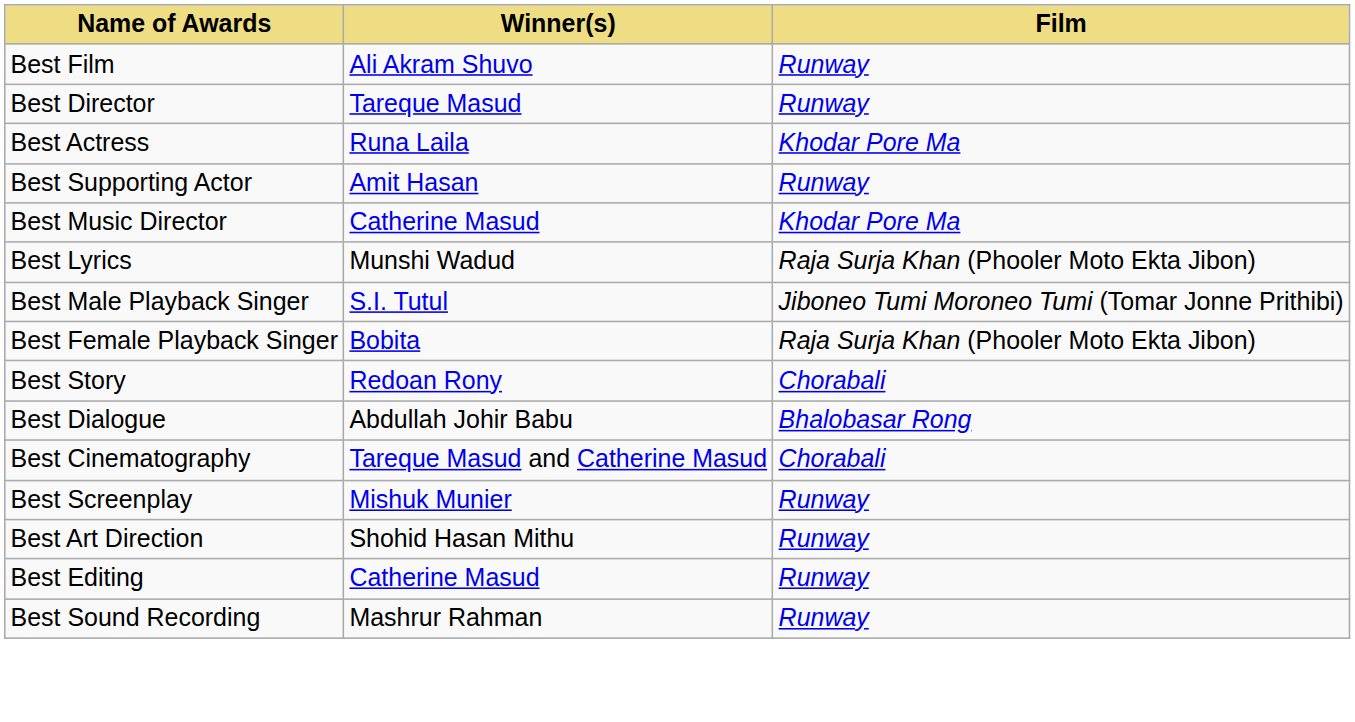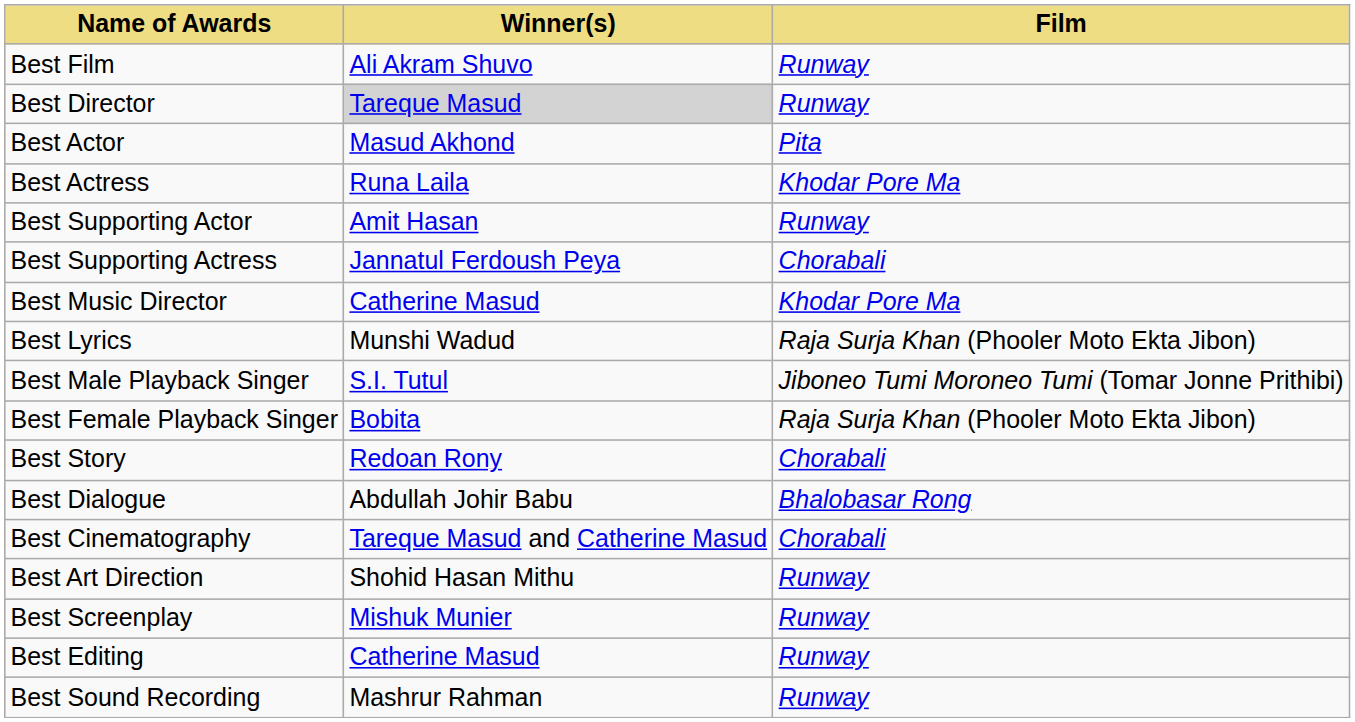(435, 103) no background -> (435, 103) lightgrey background
+ row: (67, 143)
+ row: (144, 261)
rows swapped: (101, 499) <-> (107, 538)
